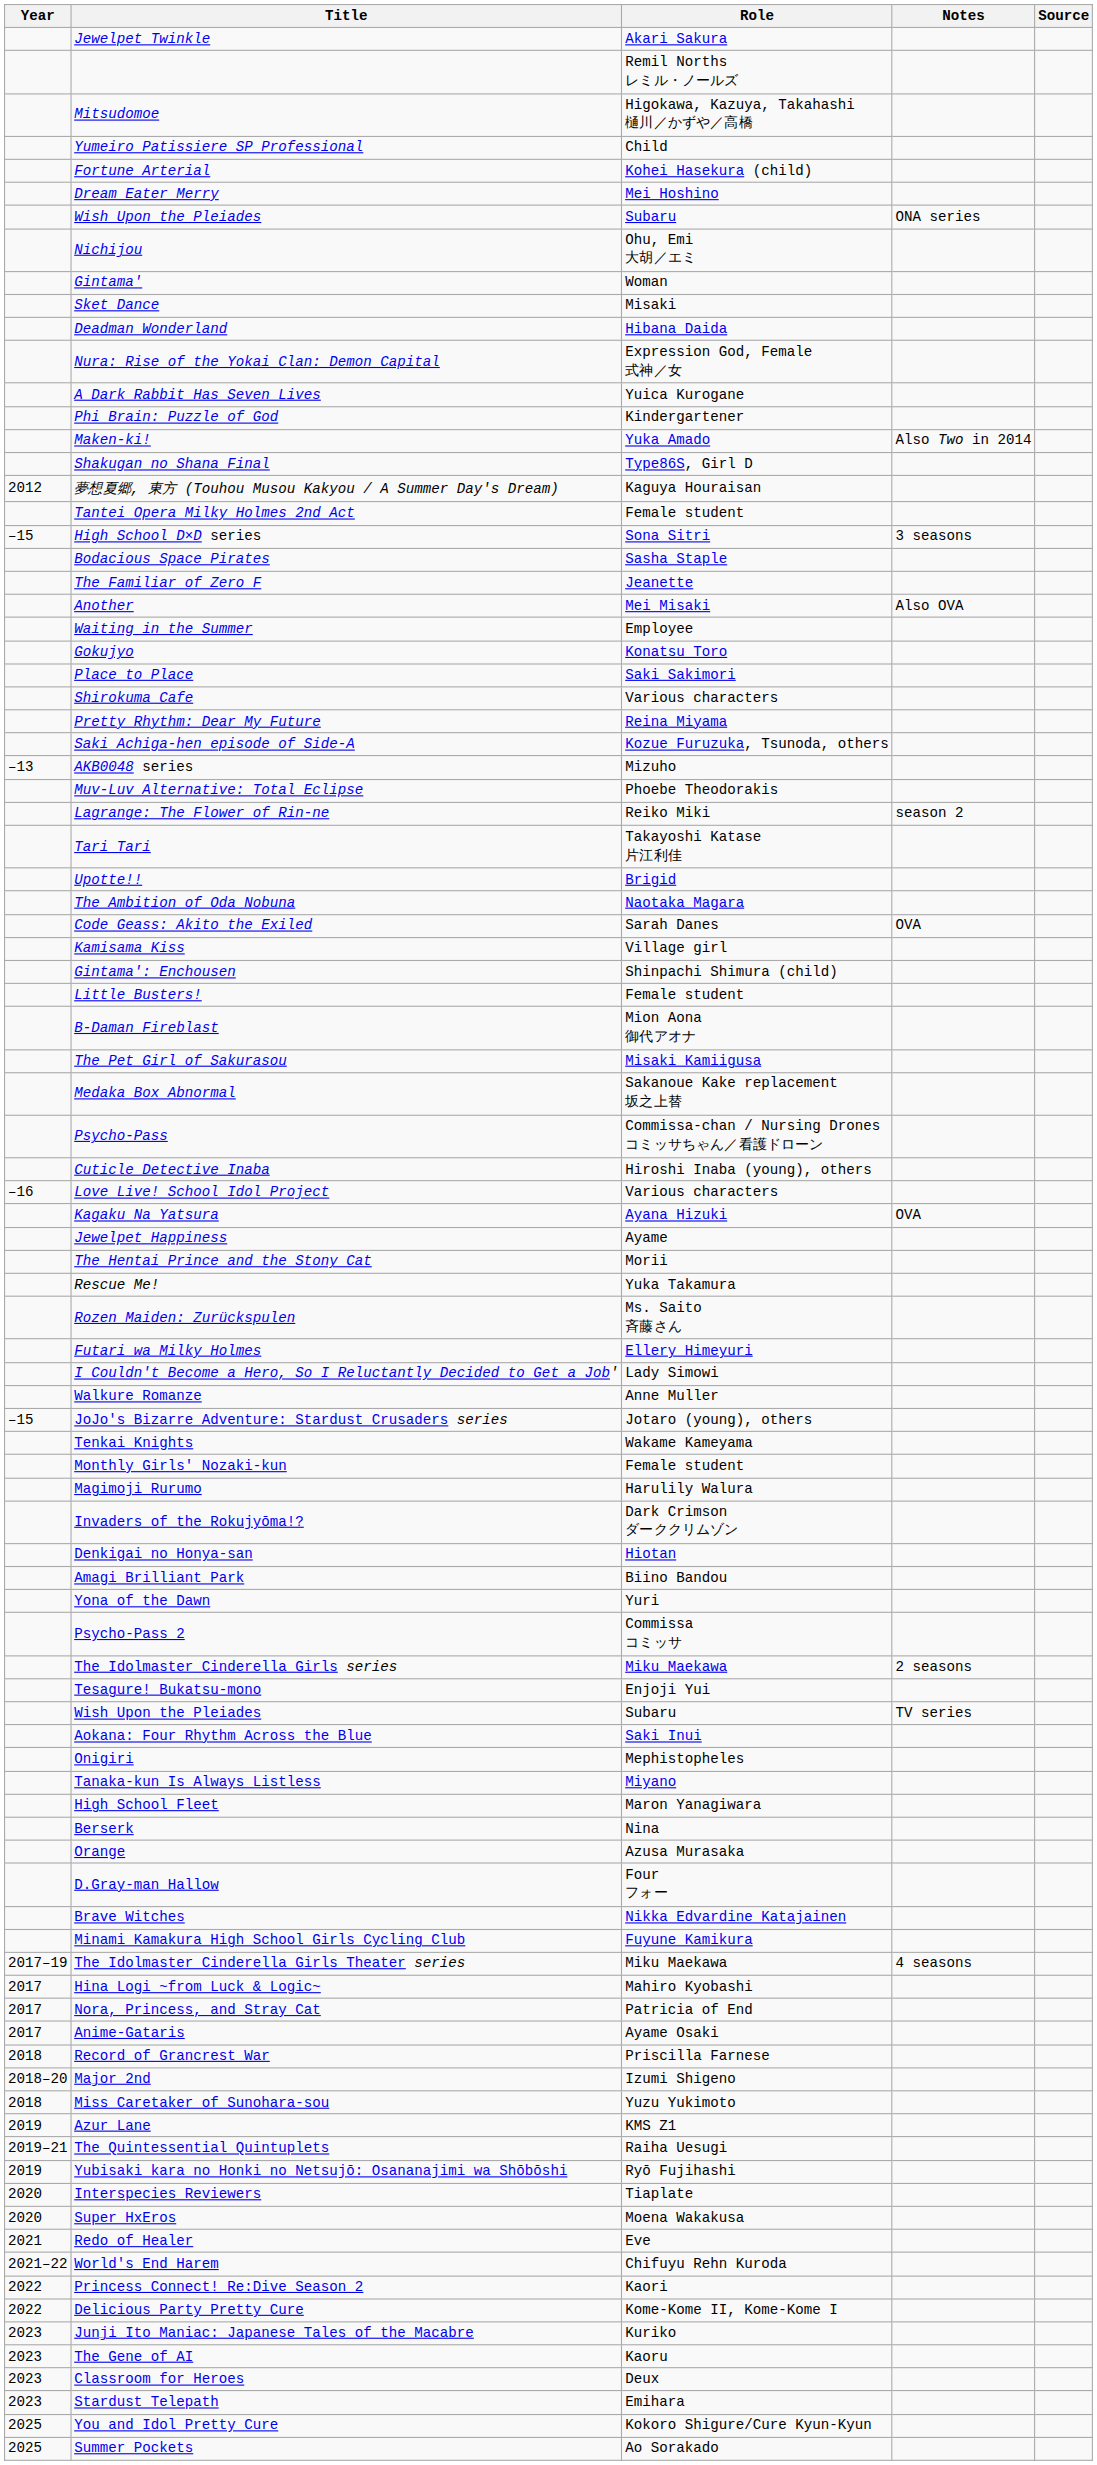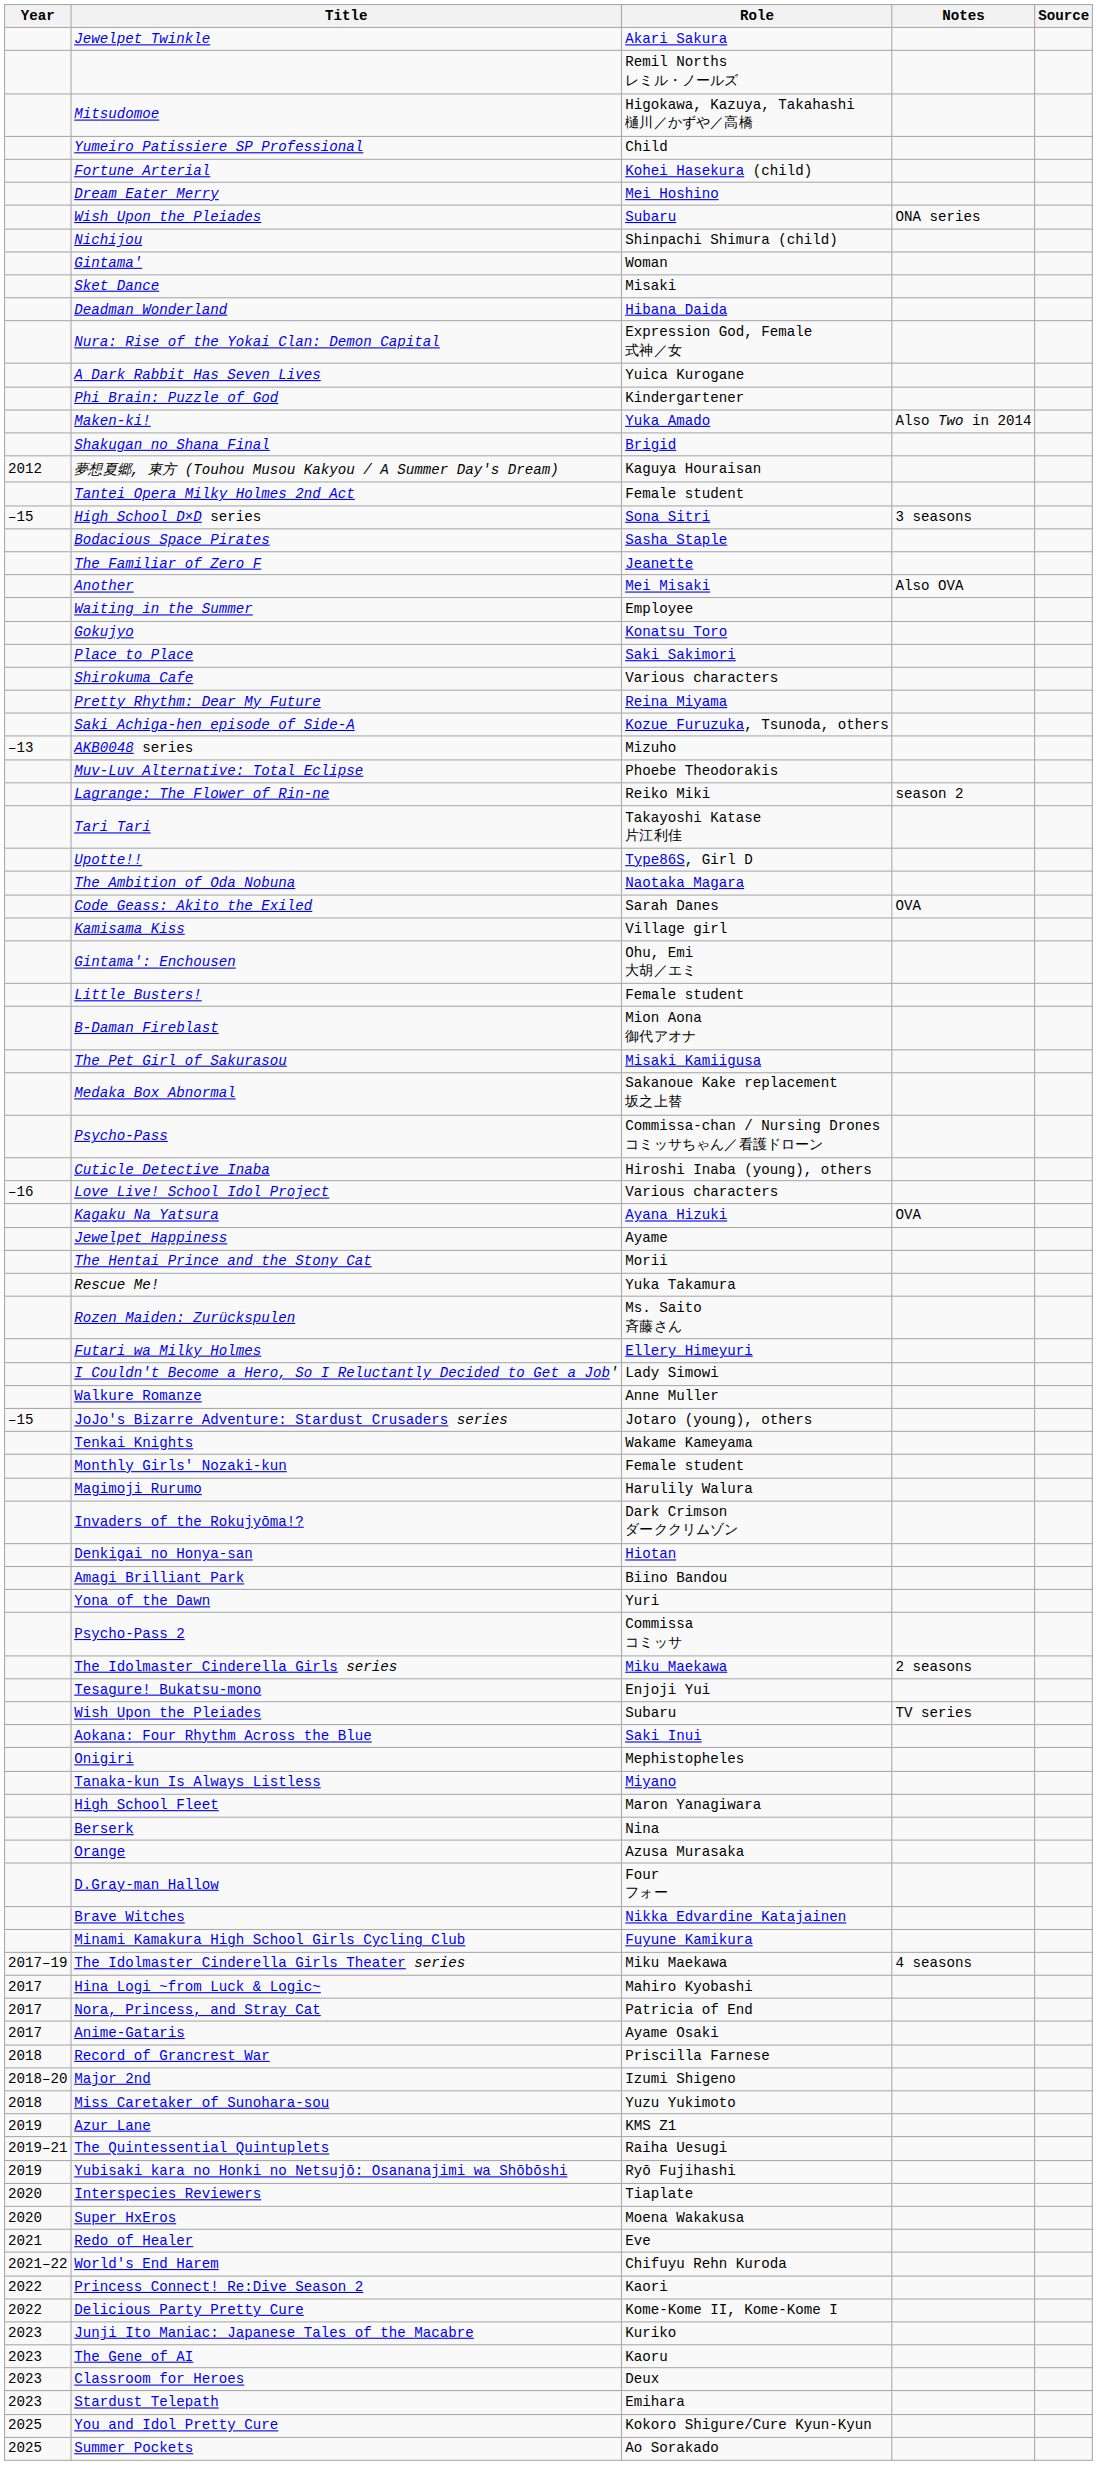(661, 249) Ohu, Emi 大胡／エミ -> (731, 240) Shinpachi Shimura (child)
(689, 464) Type86S, Girl D -> (651, 444) Brigid
(651, 880) Brigid -> (689, 860) Type86S, Girl D
(731, 972) Shinpachi Shimura (child) -> (661, 962) Ohu, Emi 大胡／エミ
